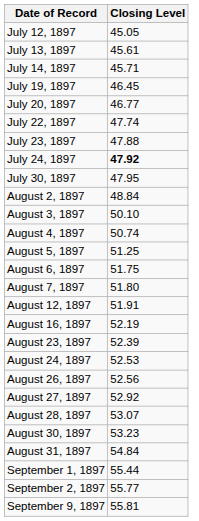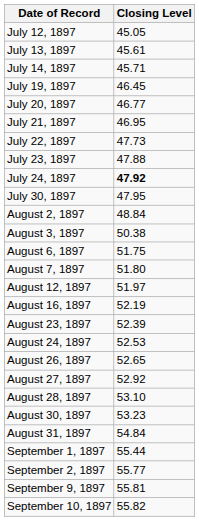+ row: (41, 123)
(125, 123) 47.74 -> (131, 141) 47.73
(125, 214) 50.10 -> (131, 232) 50.38
- row: (46, 232)
- row: (46, 251)
(125, 305) 51.91 -> (131, 287) 51.97
(125, 379) 52.56 -> (131, 360) 52.65
(125, 415) 53.07 -> (131, 397) 53.10
+ row: (59, 506)
